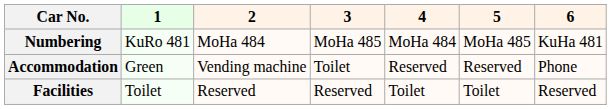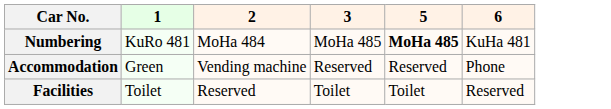- column: (422, 16)
(497, 41) normal -> (424, 41) bold
(332, 66) Toilet -> (343, 66) Reserved
(343, 91) Reserved -> (332, 91) Toilet
